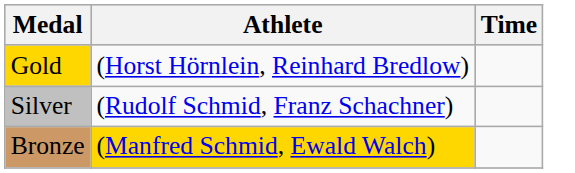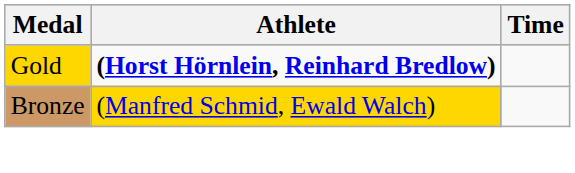(283, 65) normal -> (296, 65) bold
- row: (41, 106)
